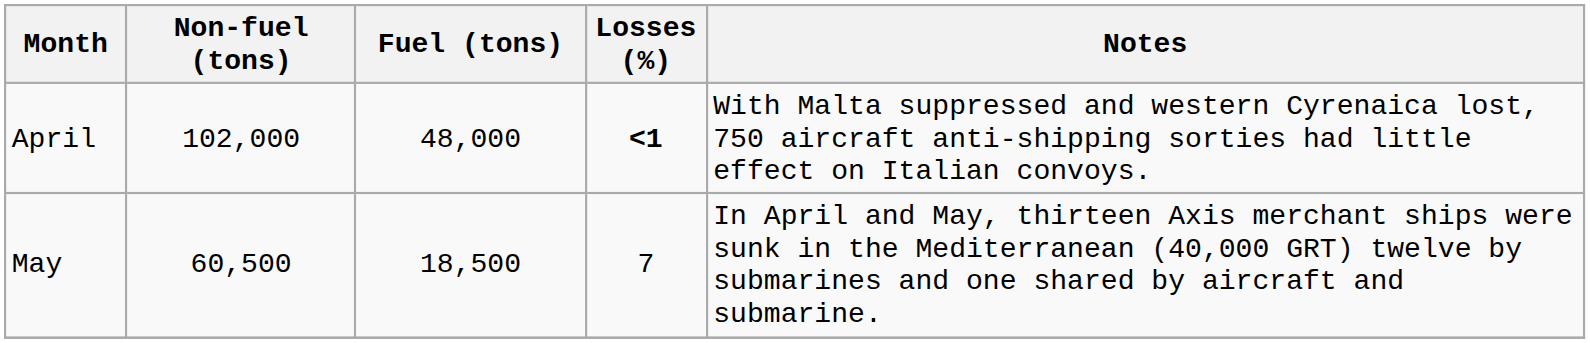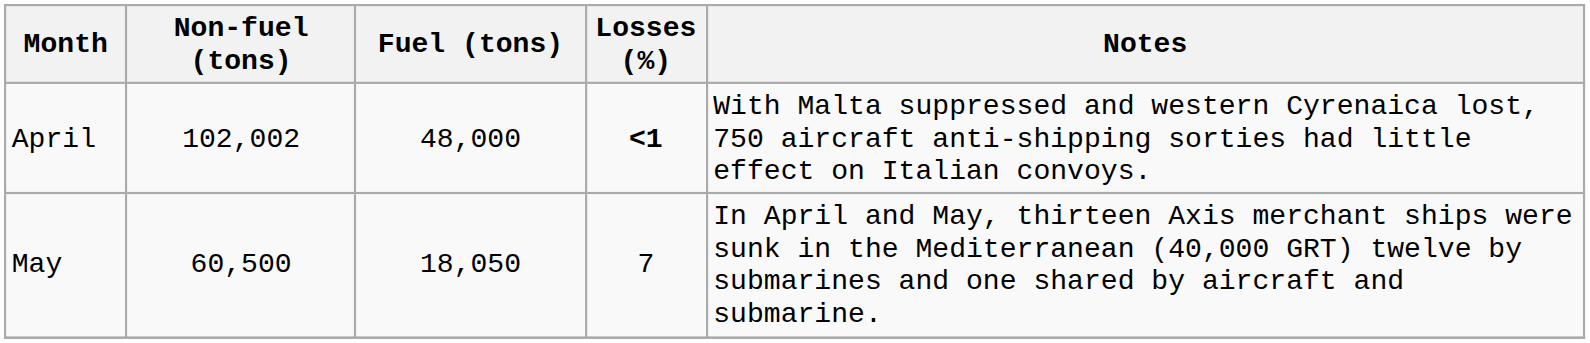(241, 139) 102,000 -> (241, 139) 102,002
(470, 265) 18,500 -> (470, 265) 18,050
